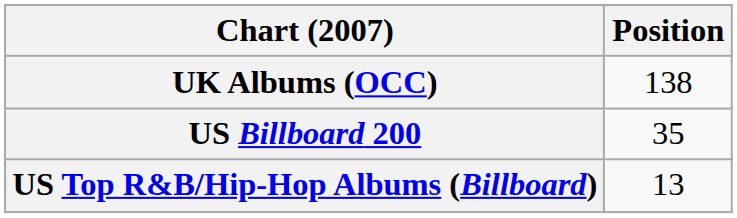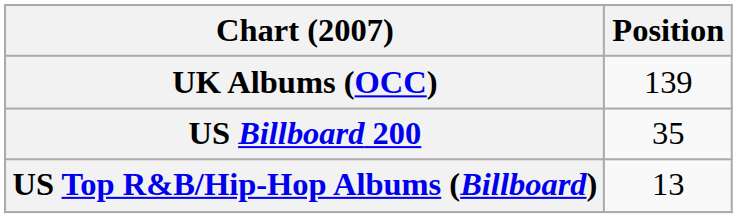(668, 81) 138 -> (668, 81) 139
